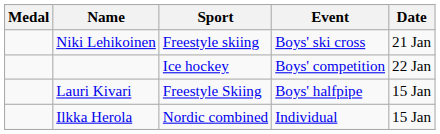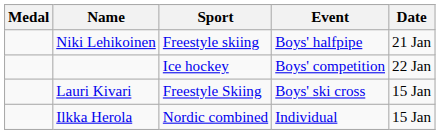(320, 42) Boys' ski cross -> (319, 42) Boys' halfpipe
(319, 92) Boys' halfpipe -> (320, 92) Boys' ski cross
